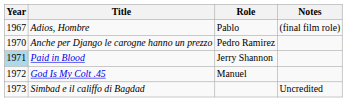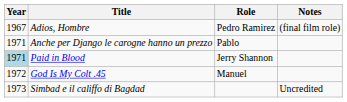(228, 27) Pablo -> (246, 27) Pedro Ramirez
(16, 43) 1970 -> (16, 43) 1971
(246, 43) Pedro Ramirez -> (228, 43) Pablo
